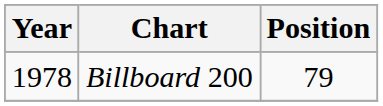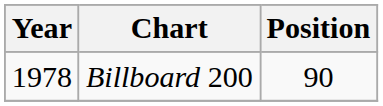(318, 76) 79 -> (318, 76) 90
